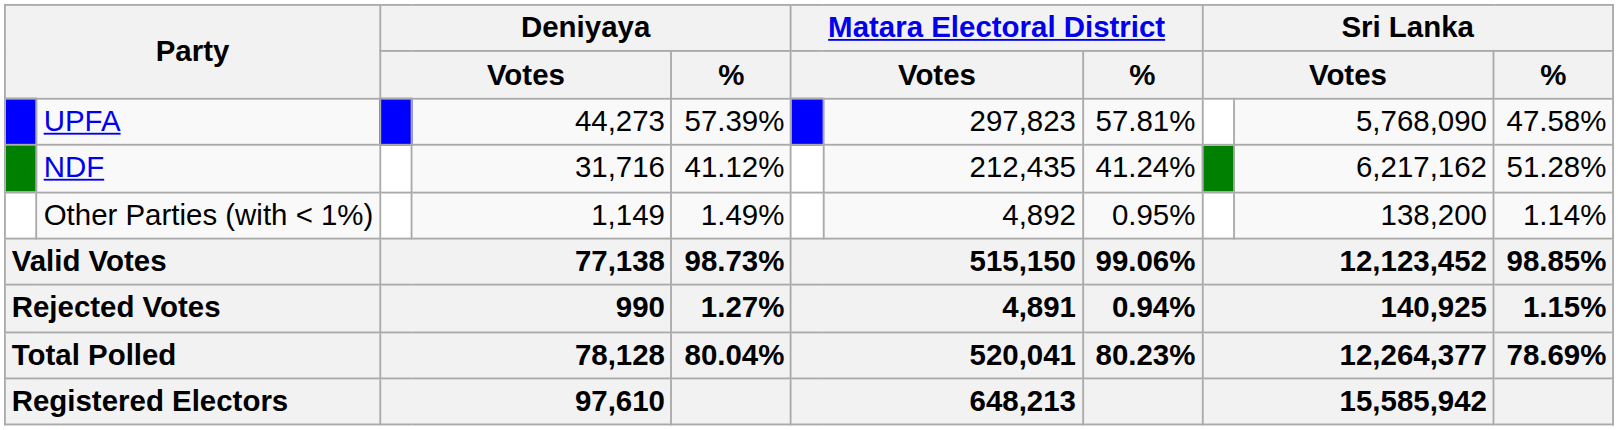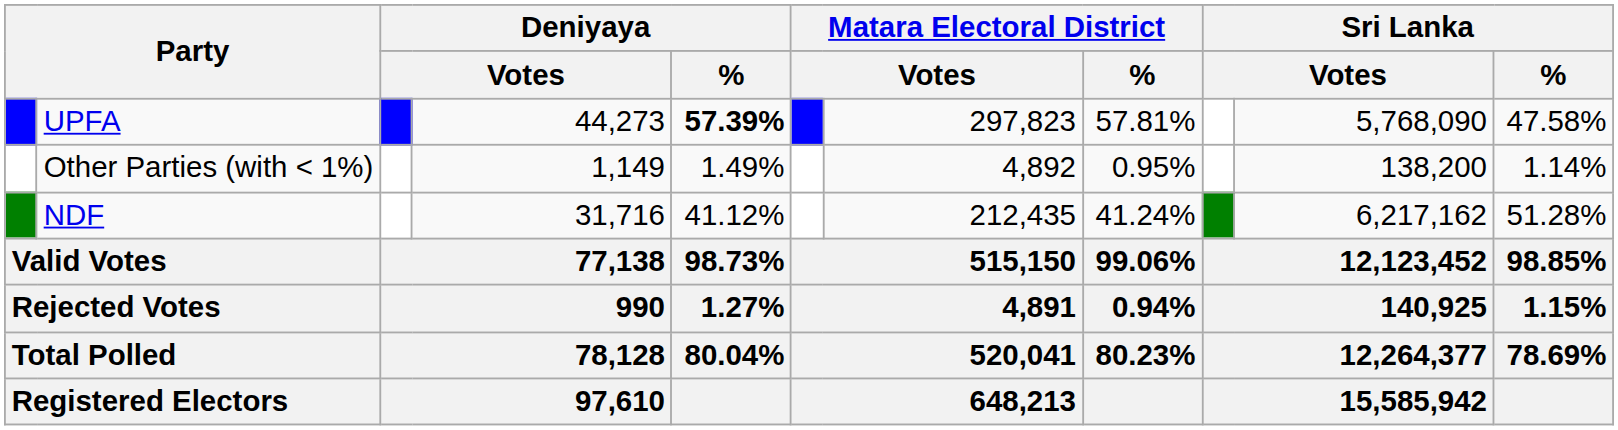(734, 121) normal -> (734, 121) bold
rows swapped: (74, 167) <-> (209, 214)
